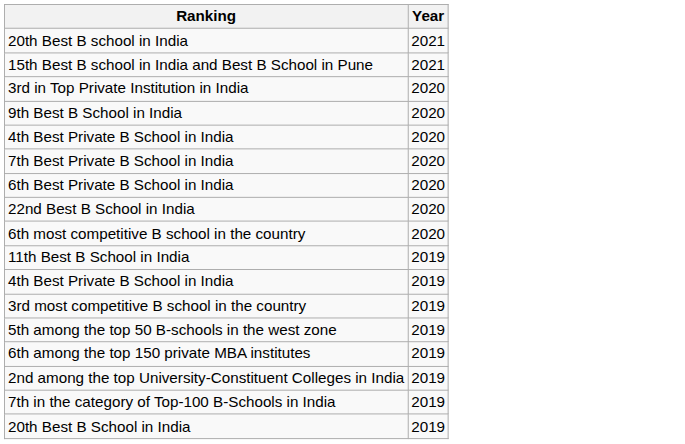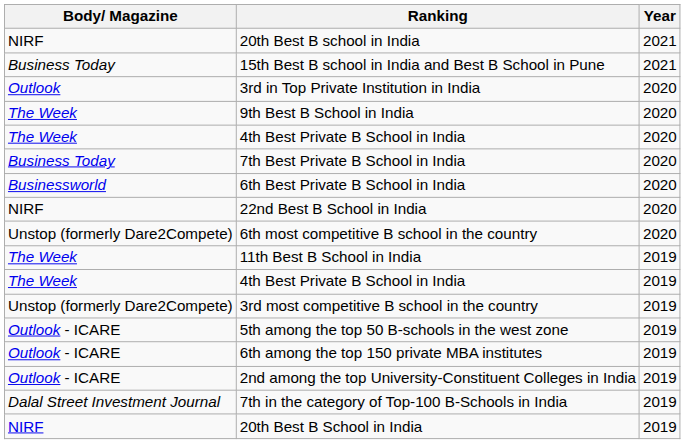+ column: (120, 16)
